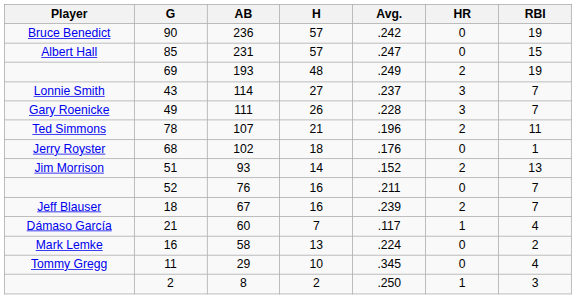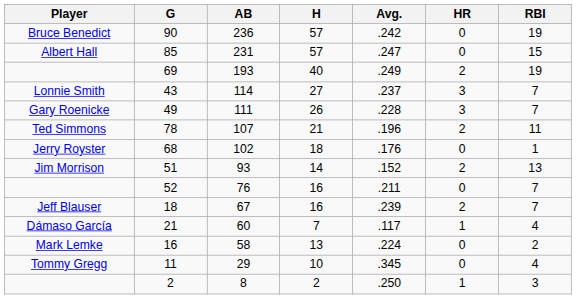(316, 71) 48 -> (316, 71) 40
